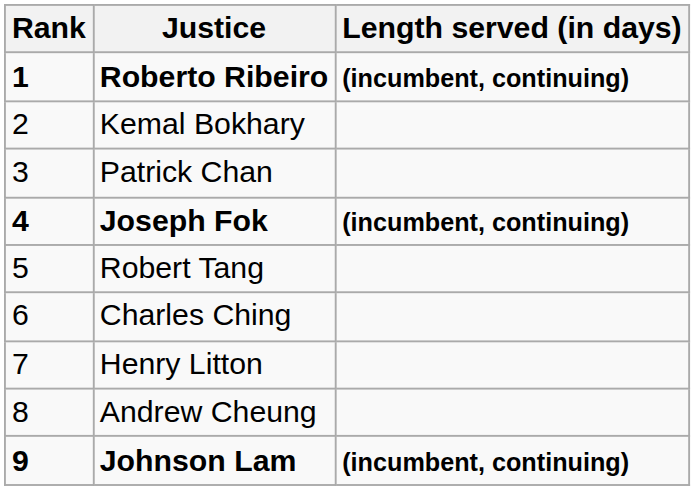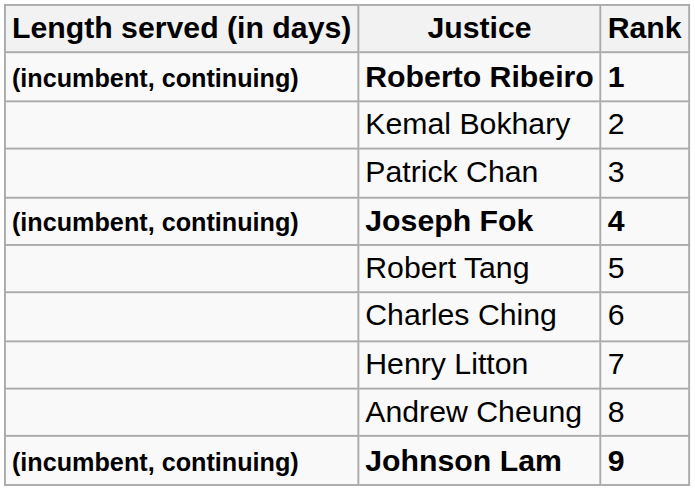columns swapped: (49, 28) <-> (512, 28)
